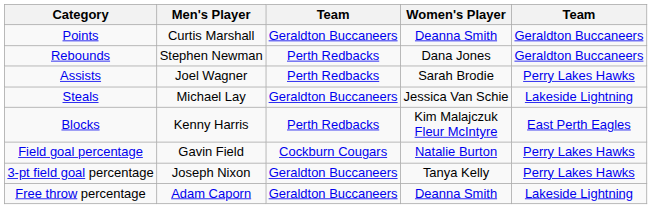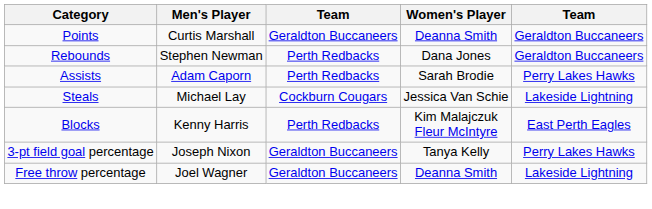(211, 76) Joel Wagner -> (211, 76) Adam Caporn
(333, 96) Geraldton Buccaneers -> (333, 96) Cockburn Cougars
- row: (81, 152)
(211, 193) Adam Caporn -> (211, 173) Joel Wagner
